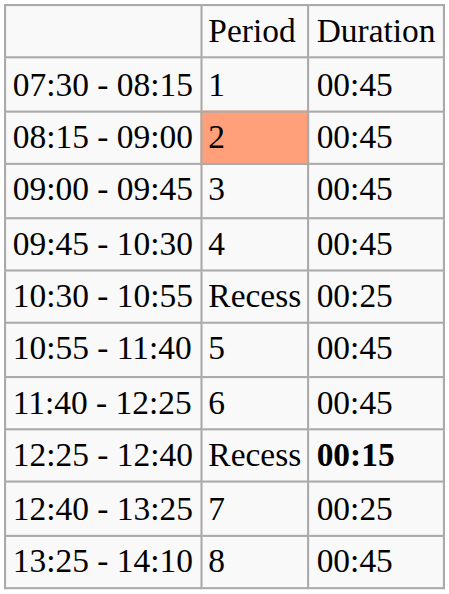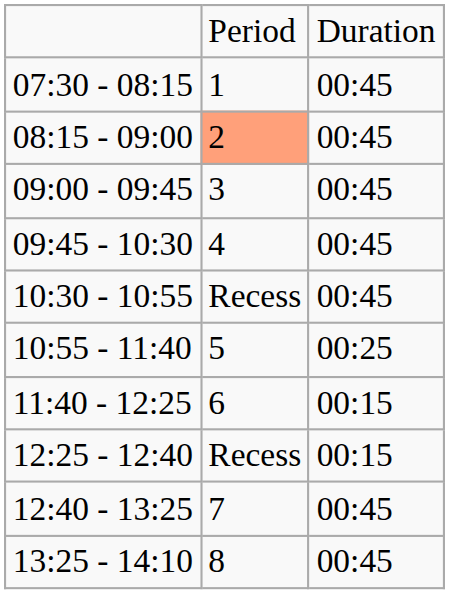(355, 296) 00:25 -> (355, 296) 00:45
(355, 349) 00:45 -> (355, 349) 00:25
(355, 402) 00:45 -> (355, 402) 00:15
(356, 455) bold -> (355, 455) normal
(355, 508) 00:25 -> (355, 508) 00:45
